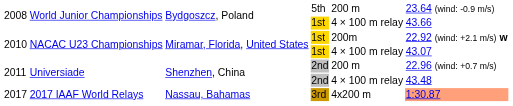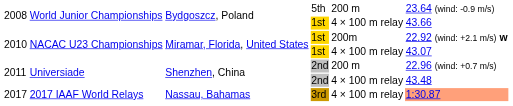(351, 94) 4x200 m -> (367, 94) 4 × 100 m relay
